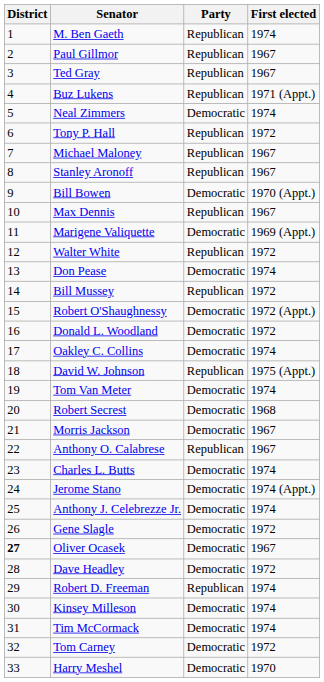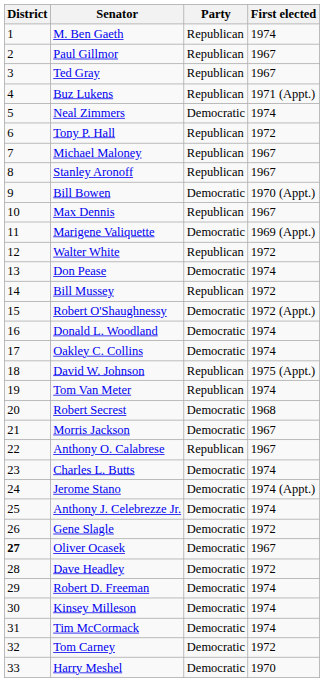(263, 331) 1972 -> (263, 331) 1974
(216, 390) Democratic -> (215, 390) Republican
(215, 588) Republican -> (216, 588) Democratic
